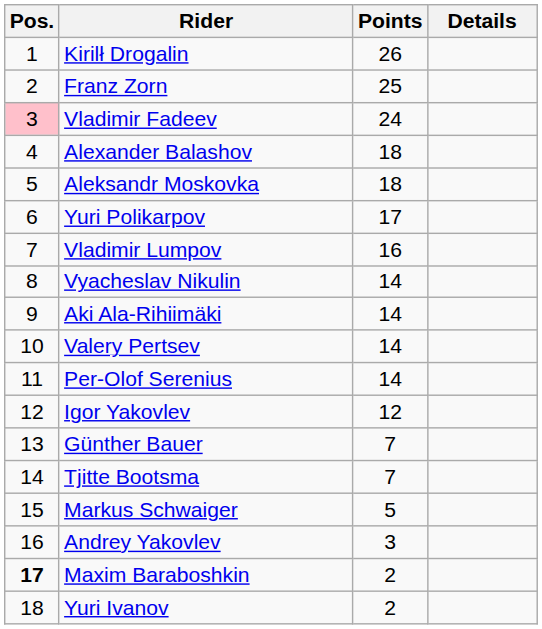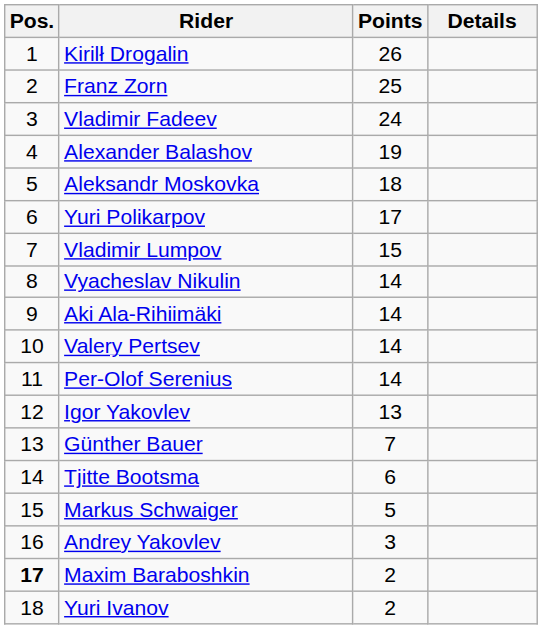(32, 119) pink background -> (32, 119) no background
(390, 151) 18 -> (390, 151) 19
(390, 249) 16 -> (390, 249) 15
(390, 412) 12 -> (390, 412) 13
(390, 477) 7 -> (390, 477) 6
